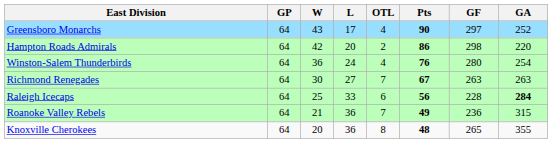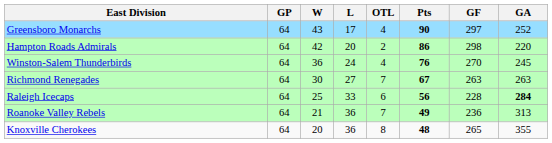(474, 63) 280 -> (474, 63) 270
(523, 63) 254 -> (523, 63) 245
(523, 113) 315 -> (523, 113) 313
